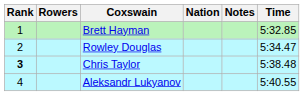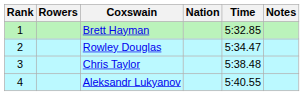columns swapped: (278, 13) <-> (240, 13)
(20, 64) bold -> (20, 64) normal
